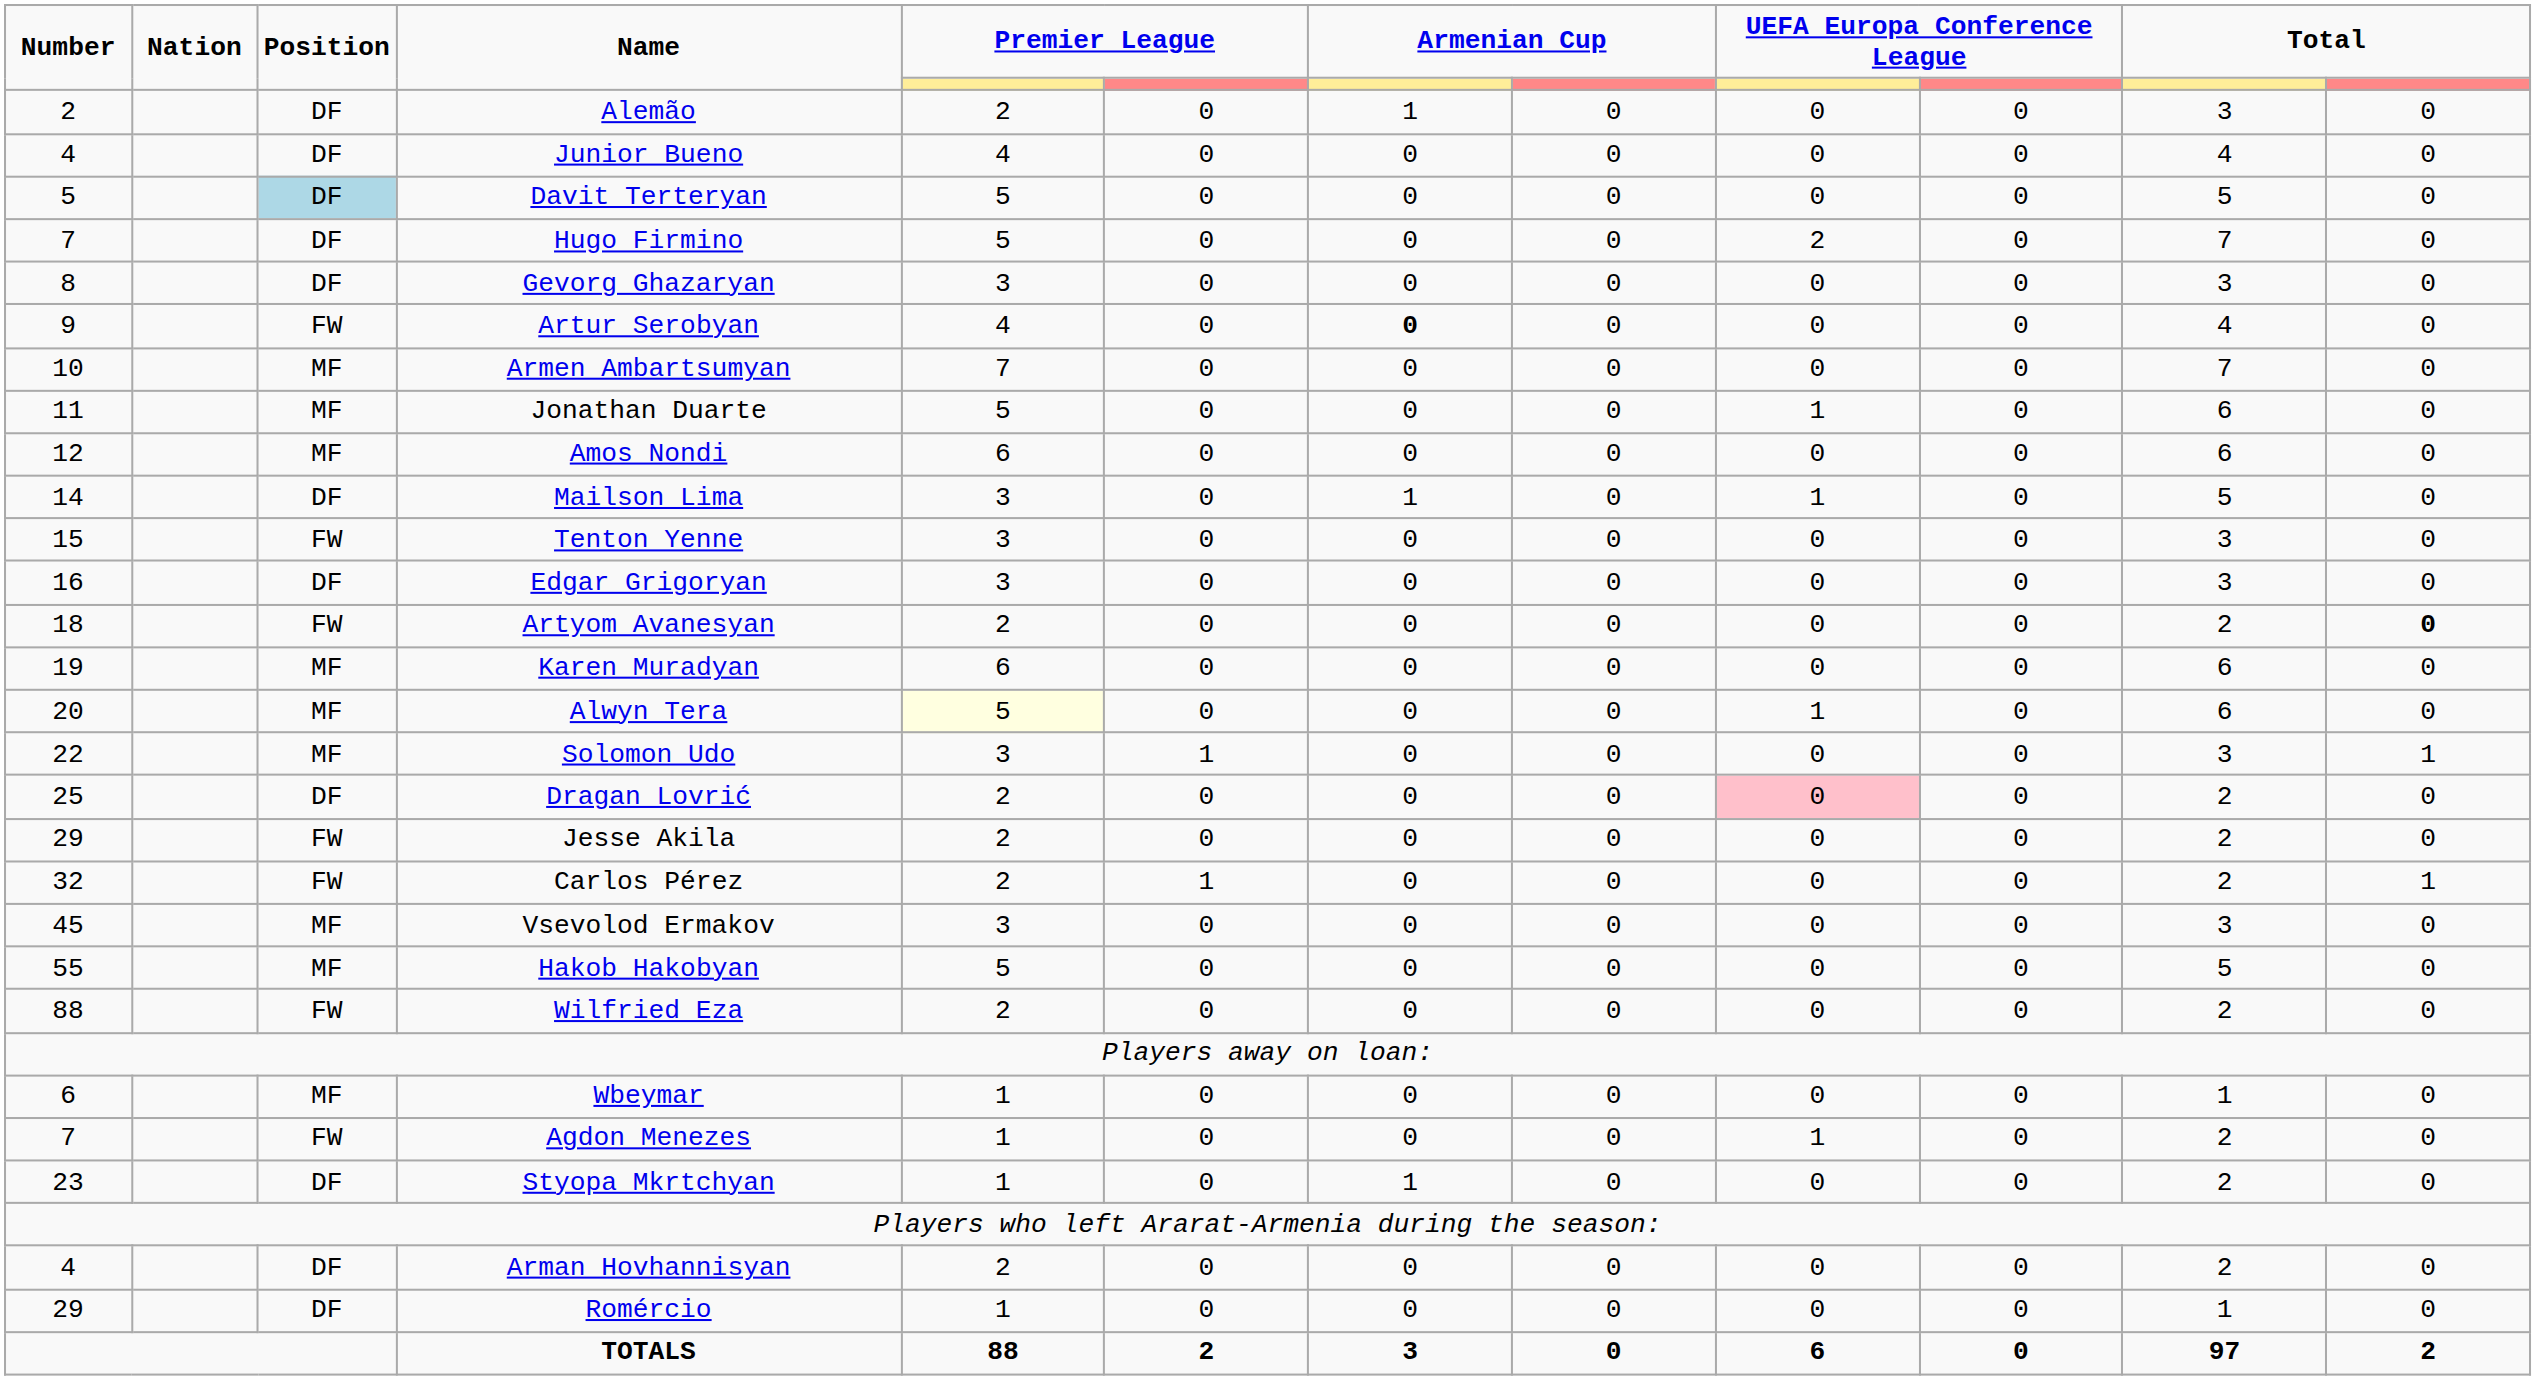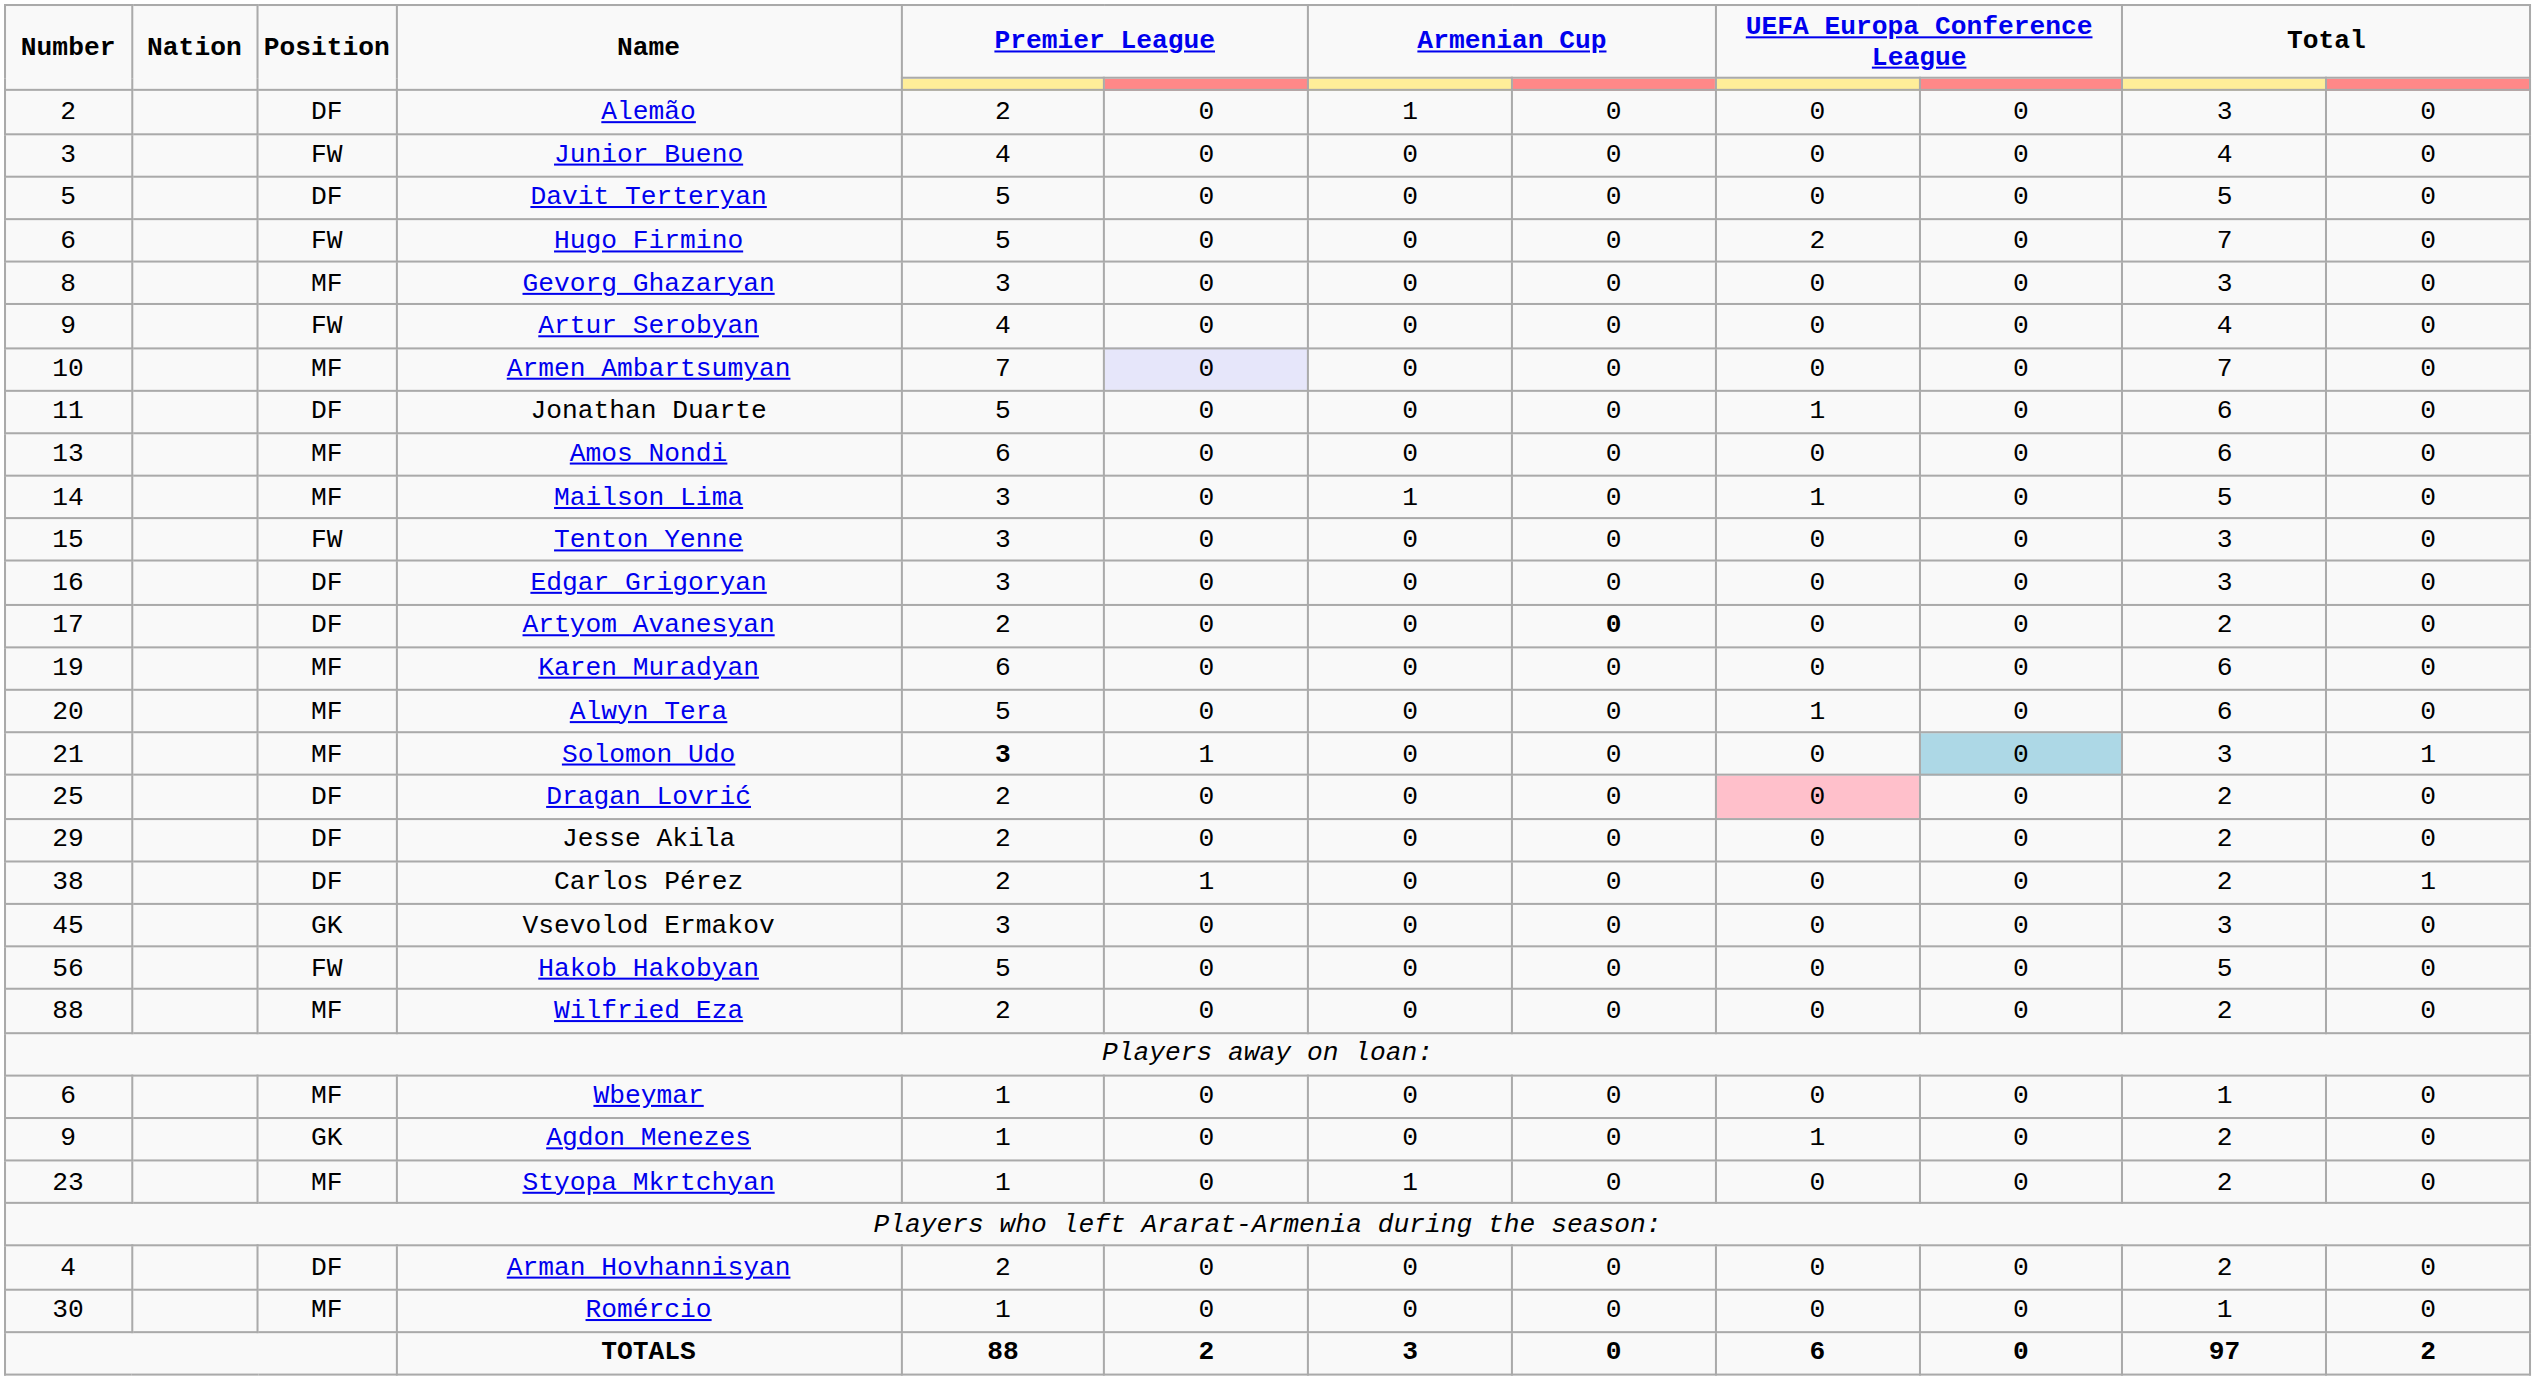(68, 155) 4 -> (68, 155) 3
(327, 155) DF -> (327, 155) FW
(327, 198) lightblue background -> (327, 198) no background
(68, 240) 7 -> (68, 240) 6
(327, 240) DF -> (327, 240) FW
(327, 283) DF -> (327, 283) MF
(1410, 326) bold -> (1410, 326) normal
(1206, 369) no background -> (1206, 369) lavender background
(327, 412) MF -> (327, 412) DF
(68, 454) 12 -> (68, 454) 13
(327, 497) DF -> (327, 497) MF
(68, 626) 18 -> (68, 626) 17
(327, 626) FW -> (327, 626) DF
(1614, 626) normal -> (1614, 626) bold
(2428, 626) bold -> (2428, 626) normal
(1003, 711) lightyellow background -> (1003, 711) no background
(68, 754) 22 -> (68, 754) 21
(1003, 754) normal -> (1003, 754) bold
(2021, 754) no background -> (2021, 754) lightblue background
(327, 840) FW -> (327, 840) DF
(68, 882) 32 -> (68, 882) 38
(327, 882) FW -> (327, 882) DF
(327, 925) MF -> (327, 925) GK
(68, 968) 55 -> (68, 968) 56
(327, 968) MF -> (327, 968) FW
(327, 1011) FW -> (327, 1011) MF
(68, 1139) 7 -> (68, 1139) 9
(327, 1139) FW -> (327, 1139) GK
(327, 1182) DF -> (327, 1182) MF
(68, 1310) 29 -> (68, 1310) 30
(327, 1310) DF -> (327, 1310) MF
